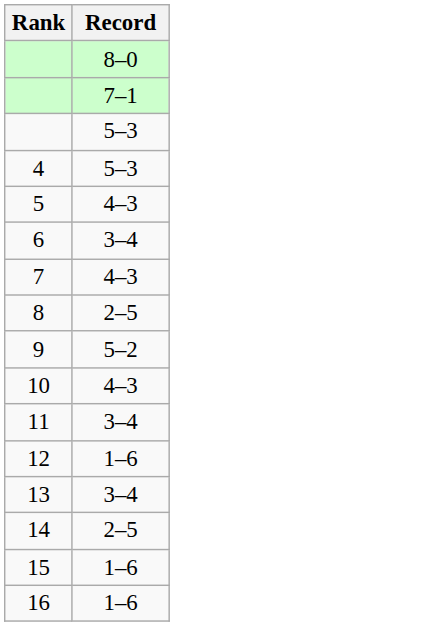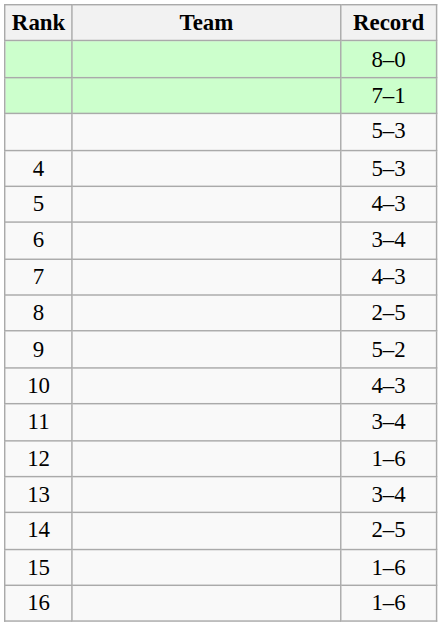+ column: (206, 22)
